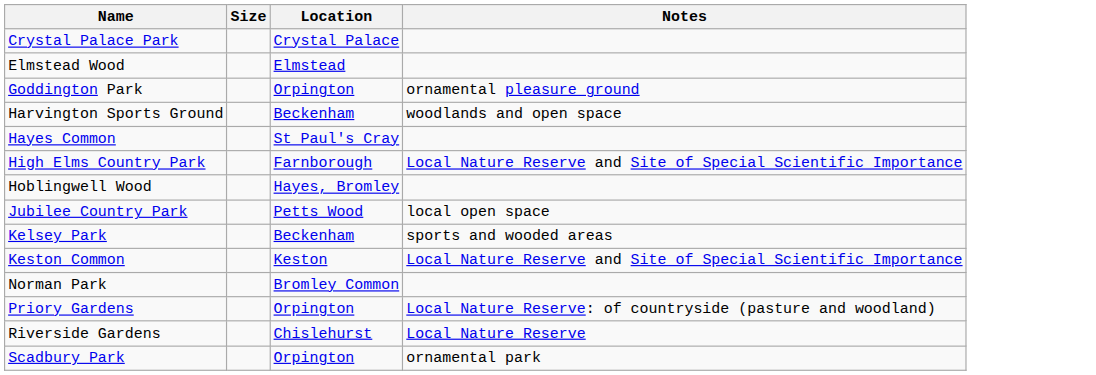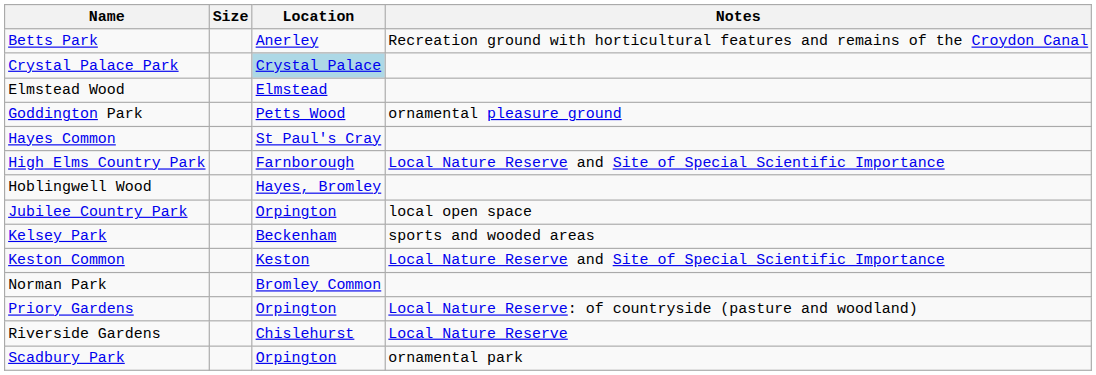+ row: (53, 41)
(336, 41) no background -> (318, 65) lightblue background
(314, 90) Orpington -> (301, 114) Petts Wood
- row: (116, 114)
(318, 212) Petts Wood -> (296, 212) Orpington
